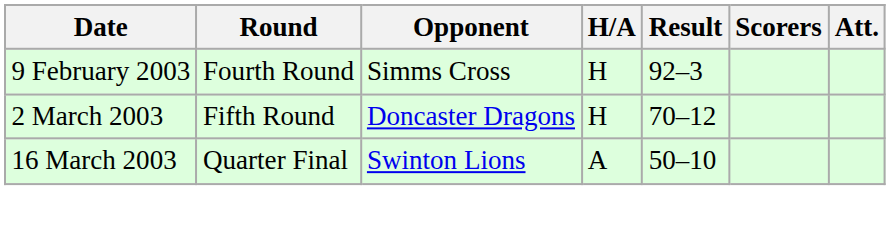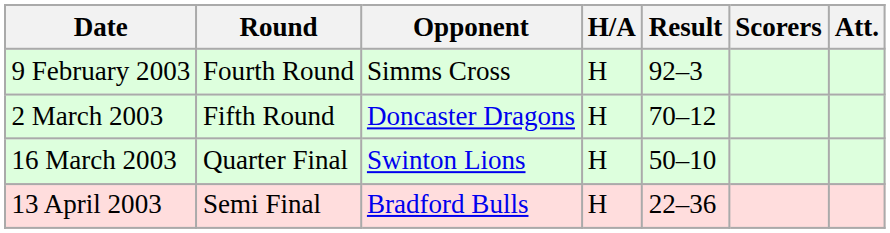(598, 160) A -> (598, 160) H
+ row: (87, 205)
